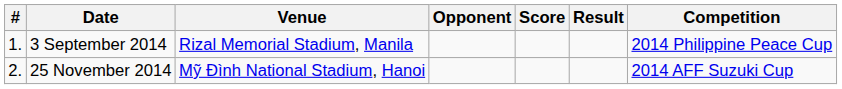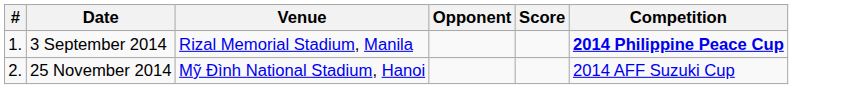- column: (598, 17)
(732, 44) normal -> (678, 44) bold
